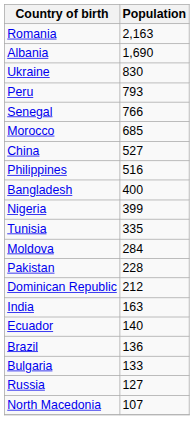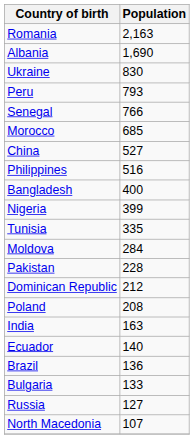+ row: (26, 307)
